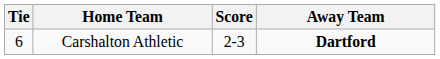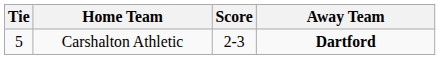(19, 41) 6 -> (19, 41) 5
